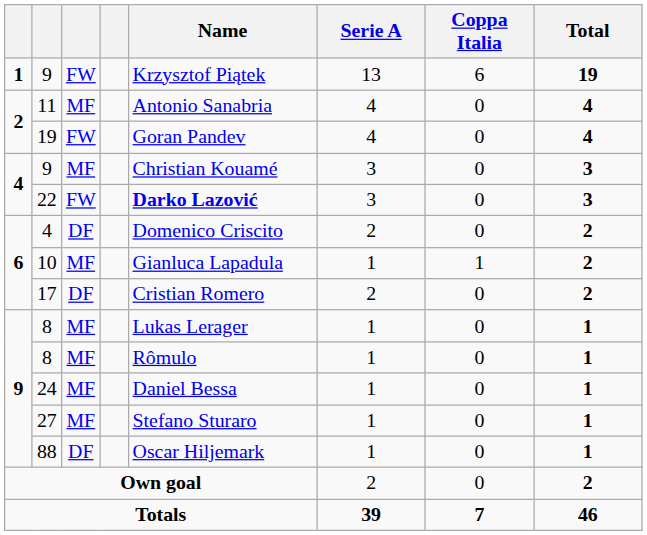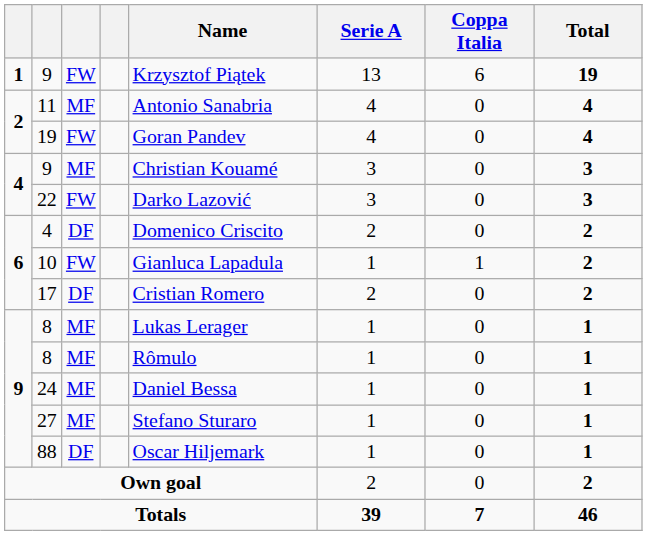(195, 199) bold -> (192, 199) normal
(81, 262) MF -> (81, 262) FW
